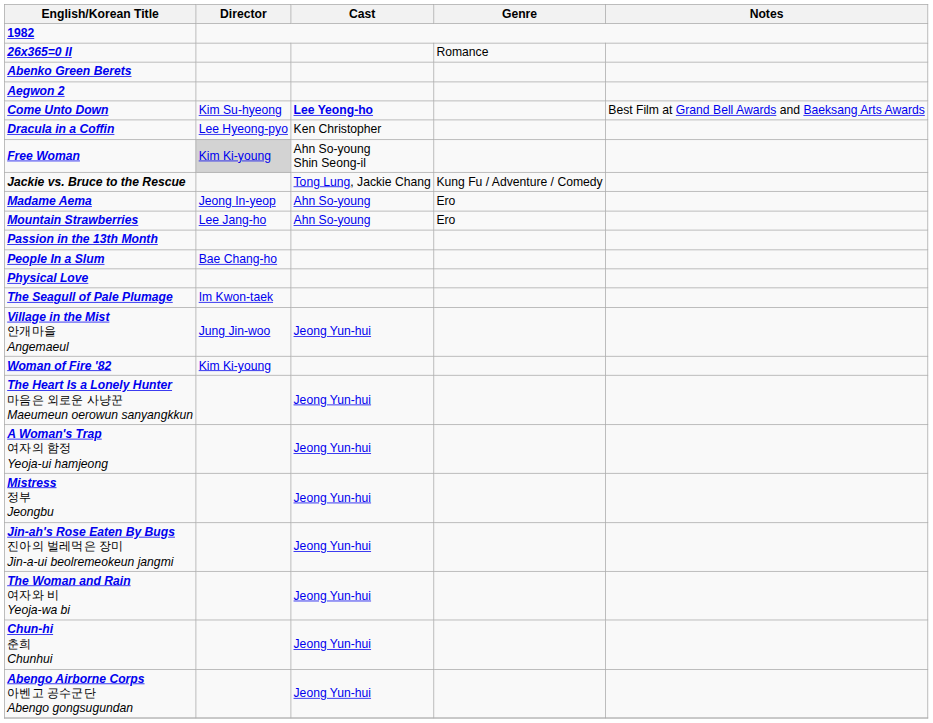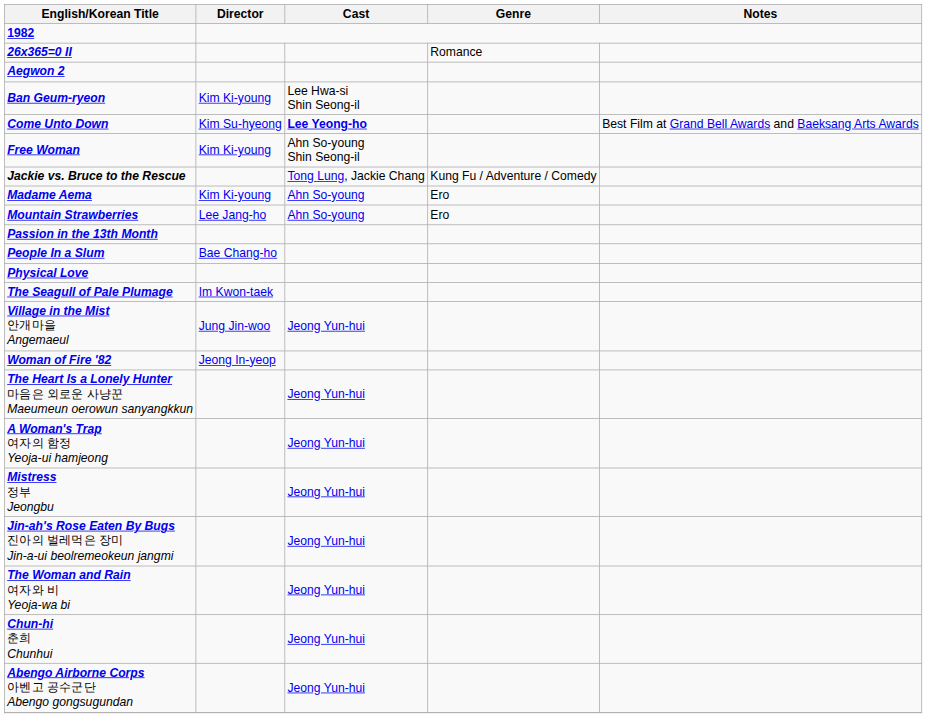- row: (69, 71)
+ row: (56, 98)
- row: (61, 129)
(235, 155) lightgrey background -> (235, 150) no background
(237, 201) Jeong In-yeop -> (235, 195) Kim Ki-young
(235, 366) Kim Ki-young -> (237, 360) Jeong In-yeop
